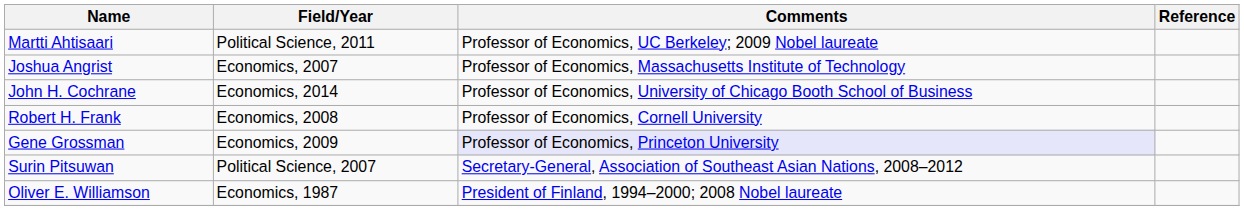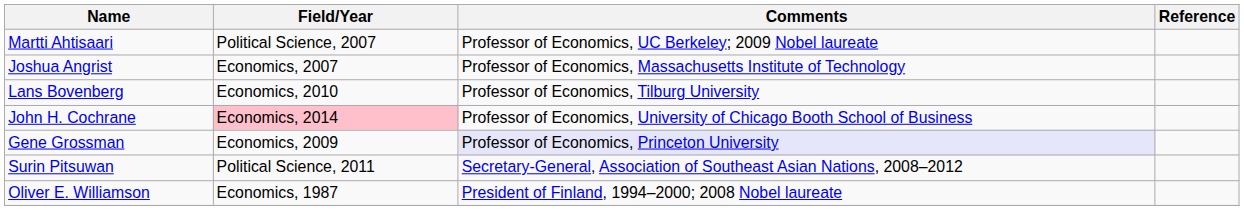(296, 42) Political Science, 2011 -> (296, 42) Political Science, 2007
+ row: (66, 92)
(277, 92) no background -> (277, 117) pink background
- row: (64, 117)
(296, 167) Political Science, 2007 -> (296, 167) Political Science, 2011
